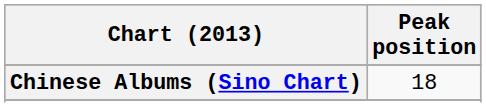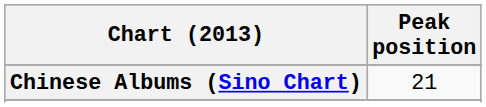(424, 83) 18 -> (424, 83) 21
